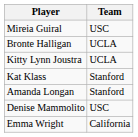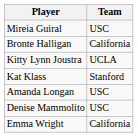(103, 44) UCLA -> (110, 44) California
(107, 92) Stanford -> (99, 92) USC
